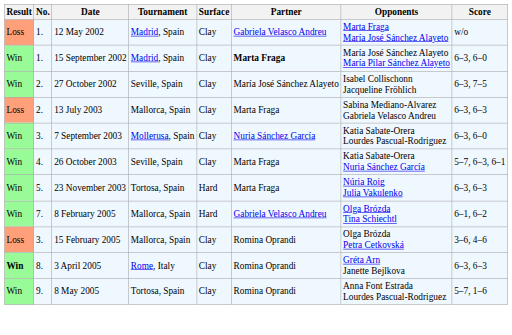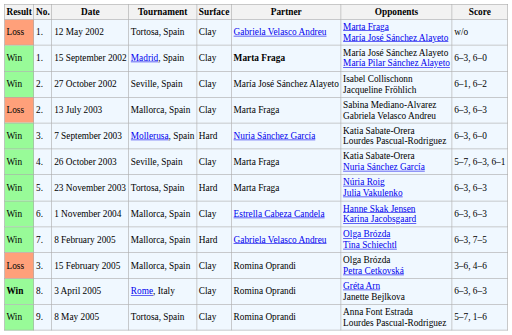(157, 32) Madrid, Spain -> (158, 32) Tortosa, Spain
(470, 83) 6–3, 7–5 -> (470, 83) 6–1, 6–2
(208, 135) Clay -> (208, 135) Hard
+ row: (88, 213)
(470, 213) 6–1, 6–2 -> (470, 239) 6–3, 7–5
